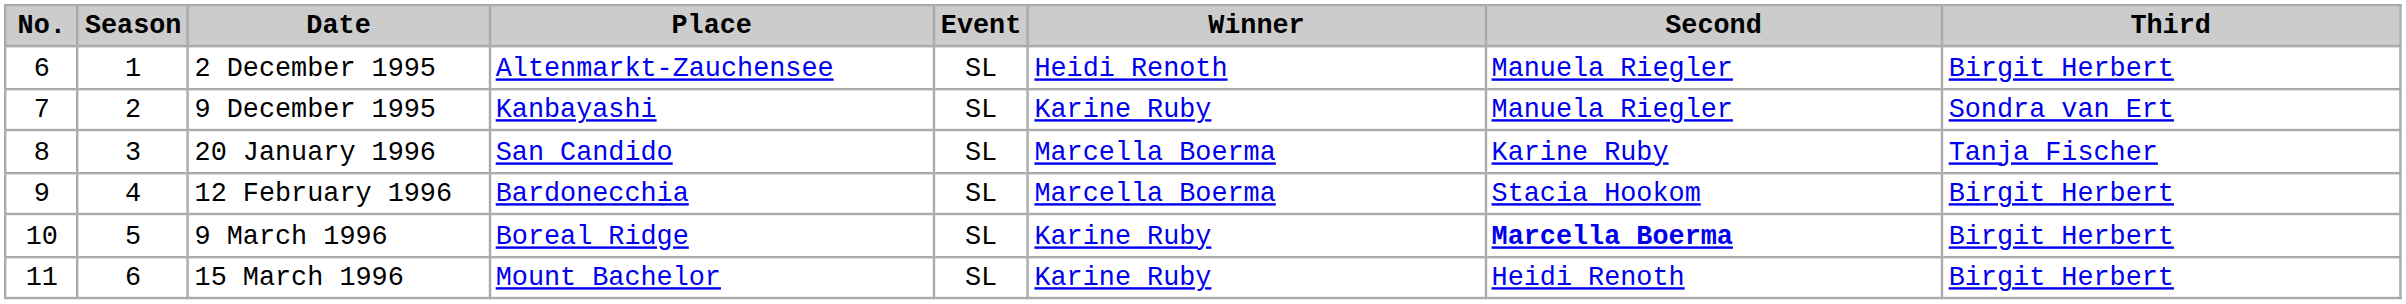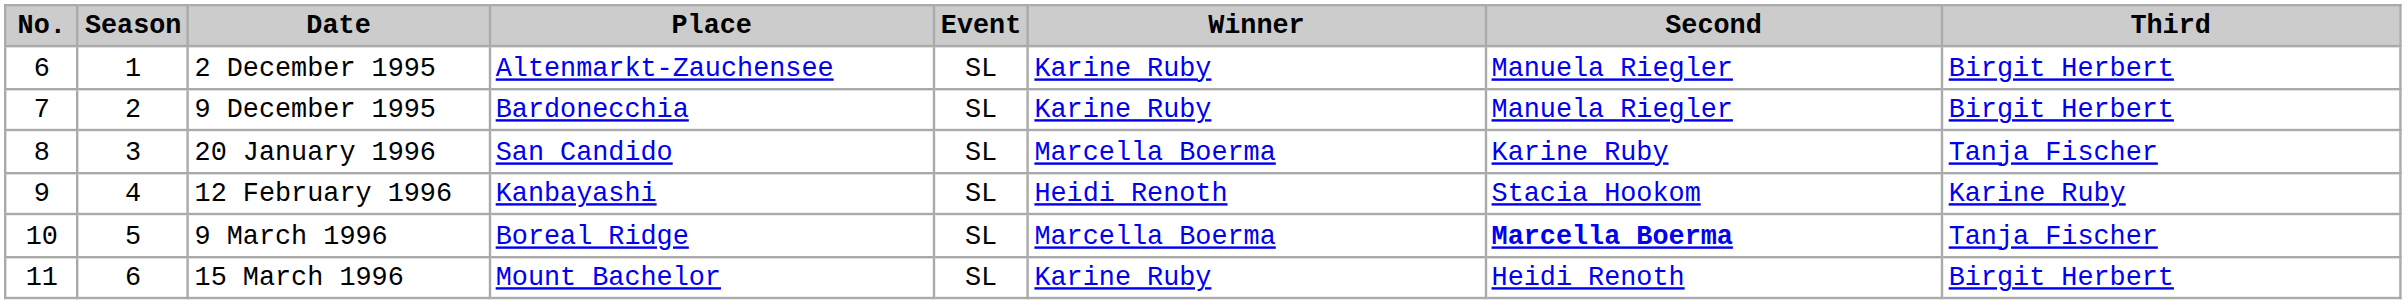(1131, 68) Heidi Renoth -> (1123, 68) Karine Ruby
(576, 110) Kanbayashi -> (592, 110) Bardonecchia
(2061, 110) Sondra van Ert -> (2061, 110) Birgit Herbert
(592, 194) Bardonecchia -> (576, 194) Kanbayashi
(1155, 194) Marcella Boerma -> (1131, 194) Heidi Renoth
(2061, 194) Birgit Herbert -> (2037, 194) Karine Ruby
(1123, 236) Karine Ruby -> (1155, 236) Marcella Boerma
(2061, 236) Birgit Herbert -> (2053, 236) Tanja Fischer
